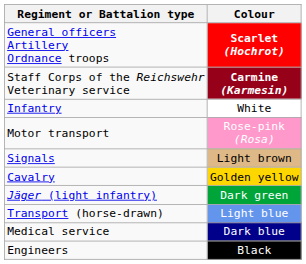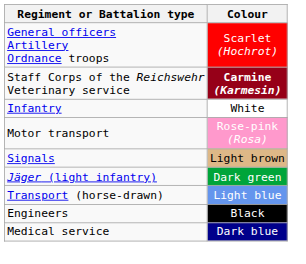(254, 45) bold -> (247, 45) normal
- row: (31, 176)
rows swapped: (58, 232) <-> (38, 250)
